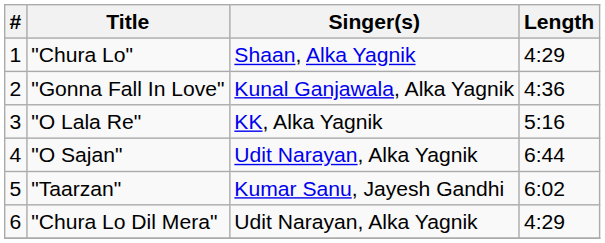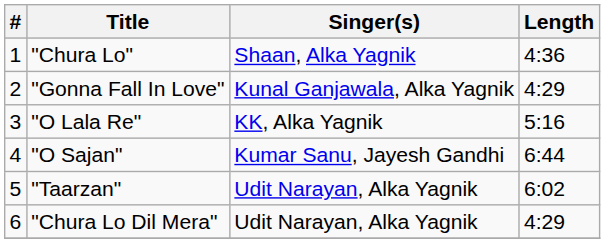(544, 55) 4:29 -> (544, 55) 4:36
(544, 88) 4:36 -> (544, 88) 4:29
(356, 155) Udit Narayan, Alka Yagnik -> (369, 155) Kumar Sanu, Jayesh Gandhi
(369, 189) Kumar Sanu, Jayesh Gandhi -> (356, 189) Udit Narayan, Alka Yagnik
